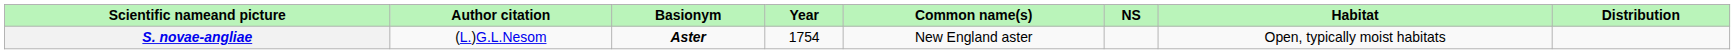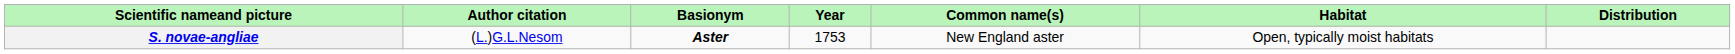- column: (1131, 15)
(804, 37) 1754 -> (830, 37) 1753
